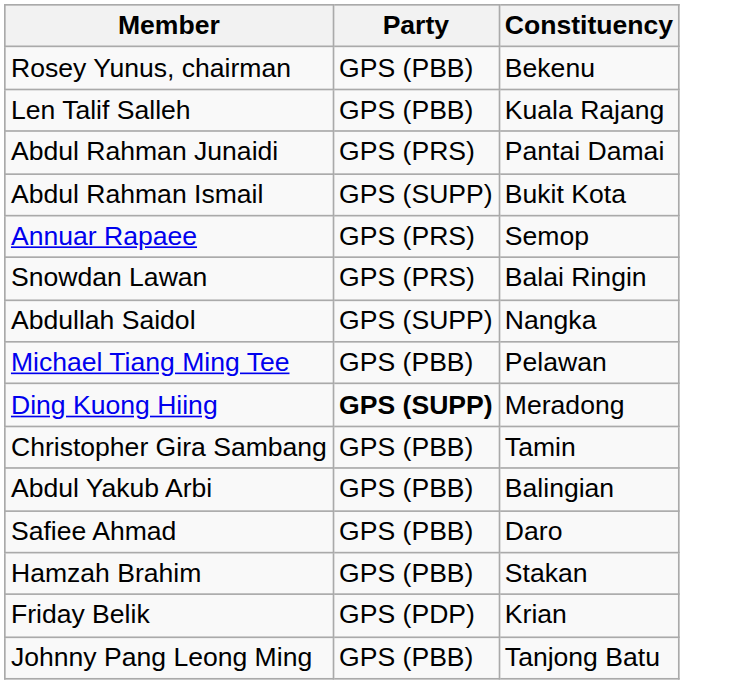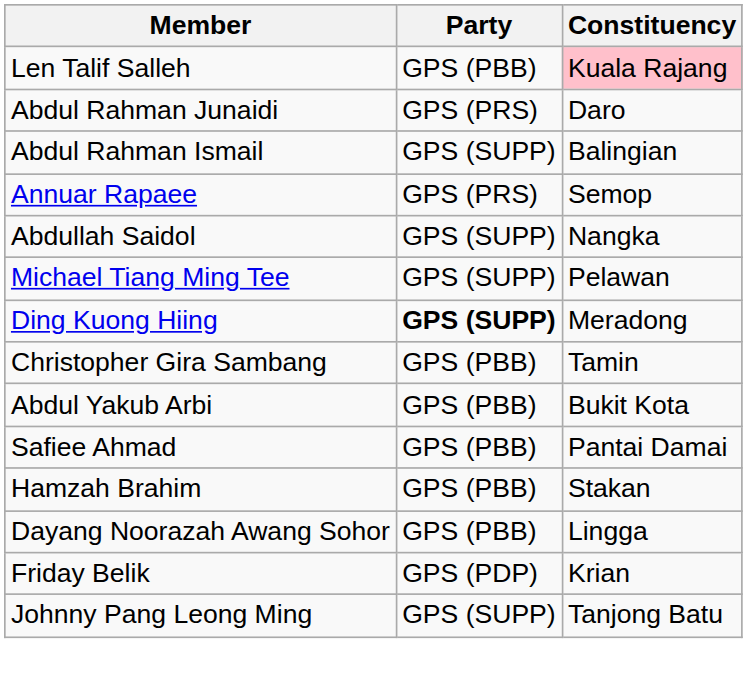- row: (151, 67)
(585, 109) no background -> (648, 67) pink background
(585, 151) Pantai Damai -> (597, 109) Daro
(565, 194) Bukit Kota -> (623, 151) Balingian
- row: (109, 278)
(406, 362) GPS (PBB) -> (479, 278) GPS (SUPP)
(559, 488) Balingian -> (628, 404) Bukit Kota
(534, 531) Daro -> (648, 446) Pantai Damai
+ row: (200, 531)
(406, 657) GPS (PBB) -> (479, 615) GPS (SUPP)
